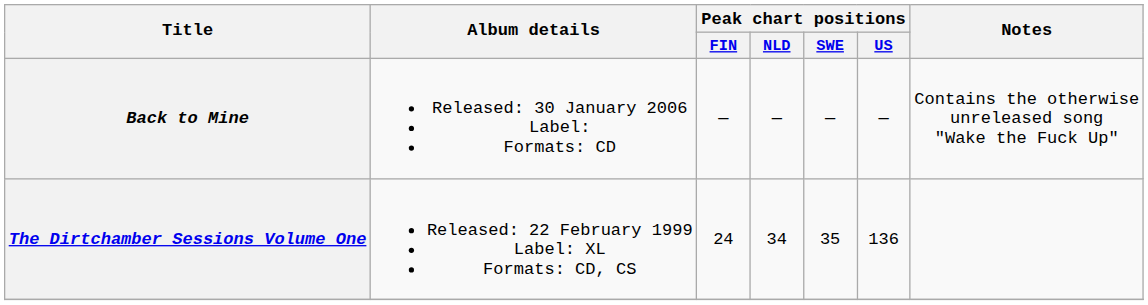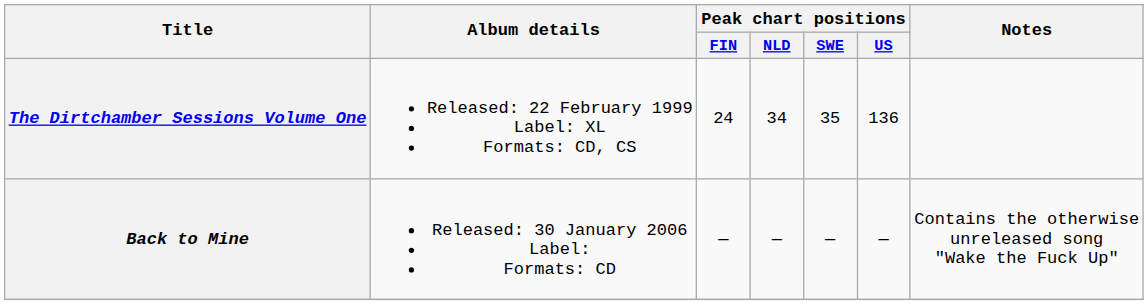rows swapped: (188, 239) <-> (188, 119)
